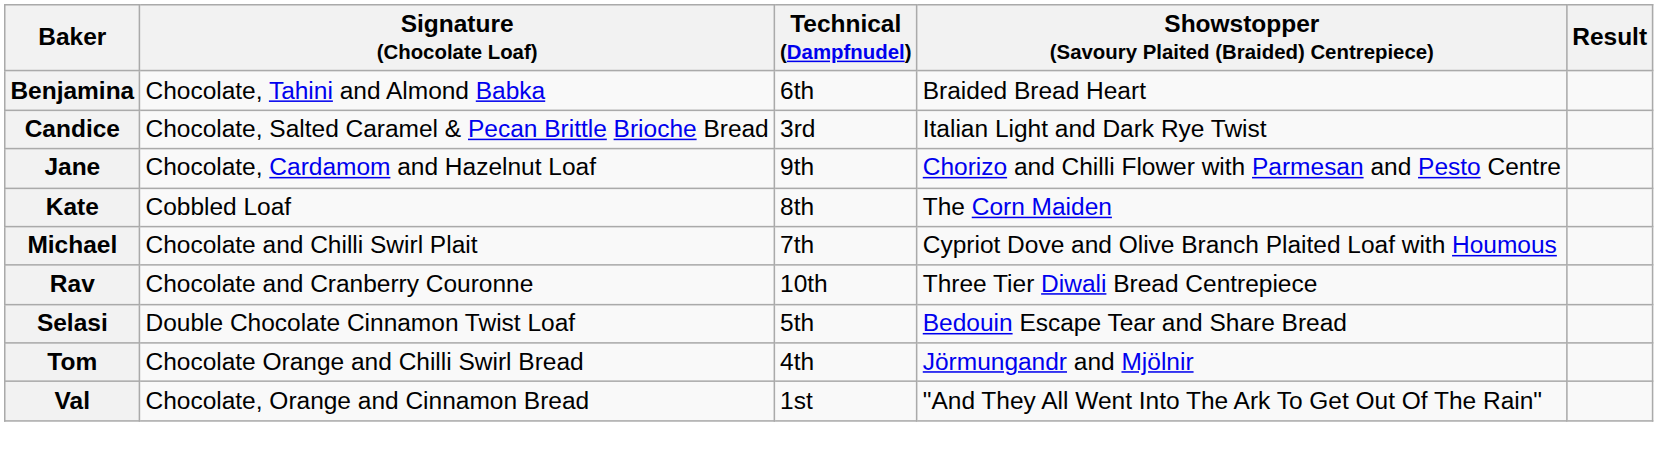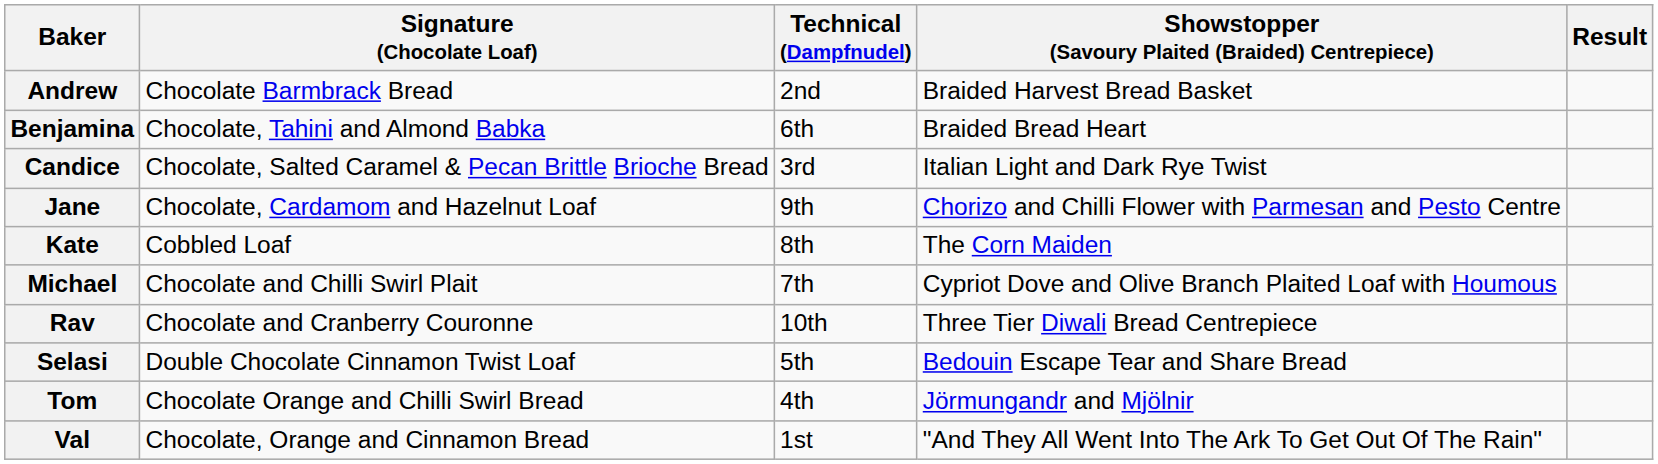+ row: (72, 90)
